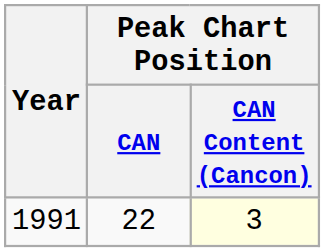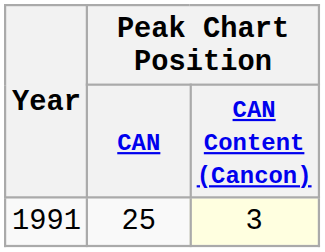(139, 222) 22 -> (139, 222) 25
